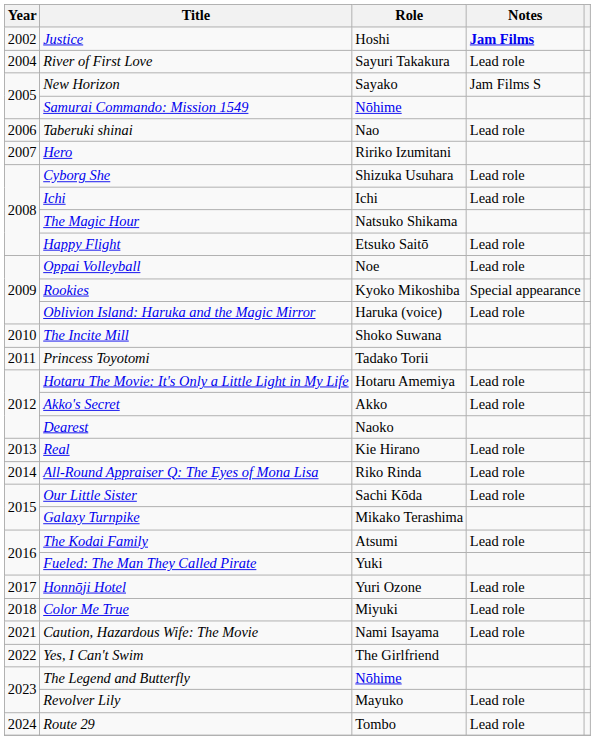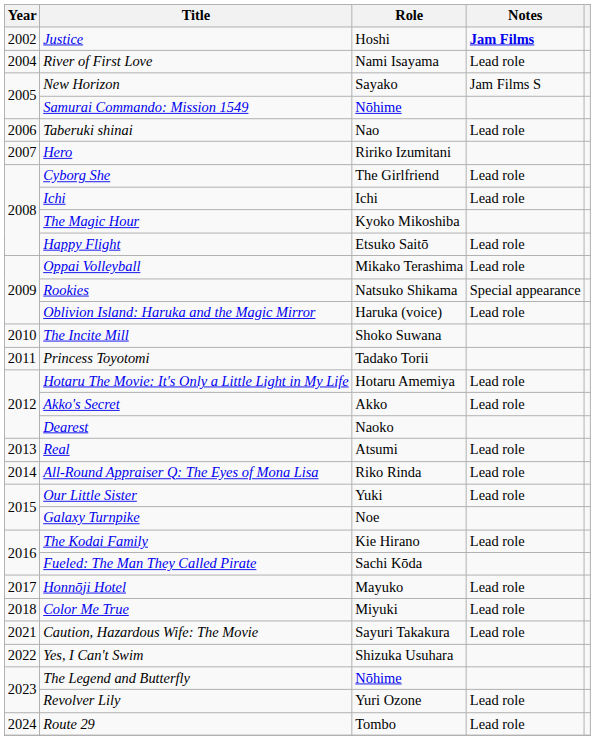(402, 61) Sayuri Takakura -> (397, 61) Nami Isayama
(404, 175) Shizuka Usuhara -> (397, 175) The Girlfriend
(406, 221) Natsuko Shikama -> (407, 221) Kyoko Mikoshiba
(367, 267) Noe -> (409, 267) Mikako Terashima
(407, 289) Kyoko Mikoshiba -> (406, 289) Natsuko Shikama
(387, 449) Kie Hirano -> (377, 449) Atsumi
(389, 495) Sachi Kōda -> (369, 495) Yuki
(409, 518) Mikako Terashima -> (367, 518) Noe
(377, 541) Atsumi -> (387, 541) Kie Hirano
(369, 564) Yuki -> (389, 564) Sachi Kōda
(388, 586) Yuri Ozone -> (379, 586) Mayuko
(397, 632) Nami Isayama -> (402, 632) Sayuri Takakura
(397, 655) The Girlfriend -> (404, 655) Shizuka Usuhara
(379, 701) Mayuko -> (388, 701) Yuri Ozone
